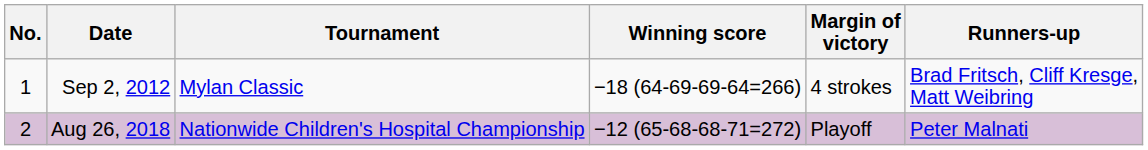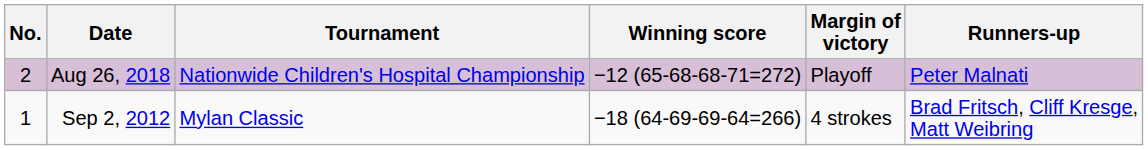rows swapped: (116, 86) <-> (111, 129)
